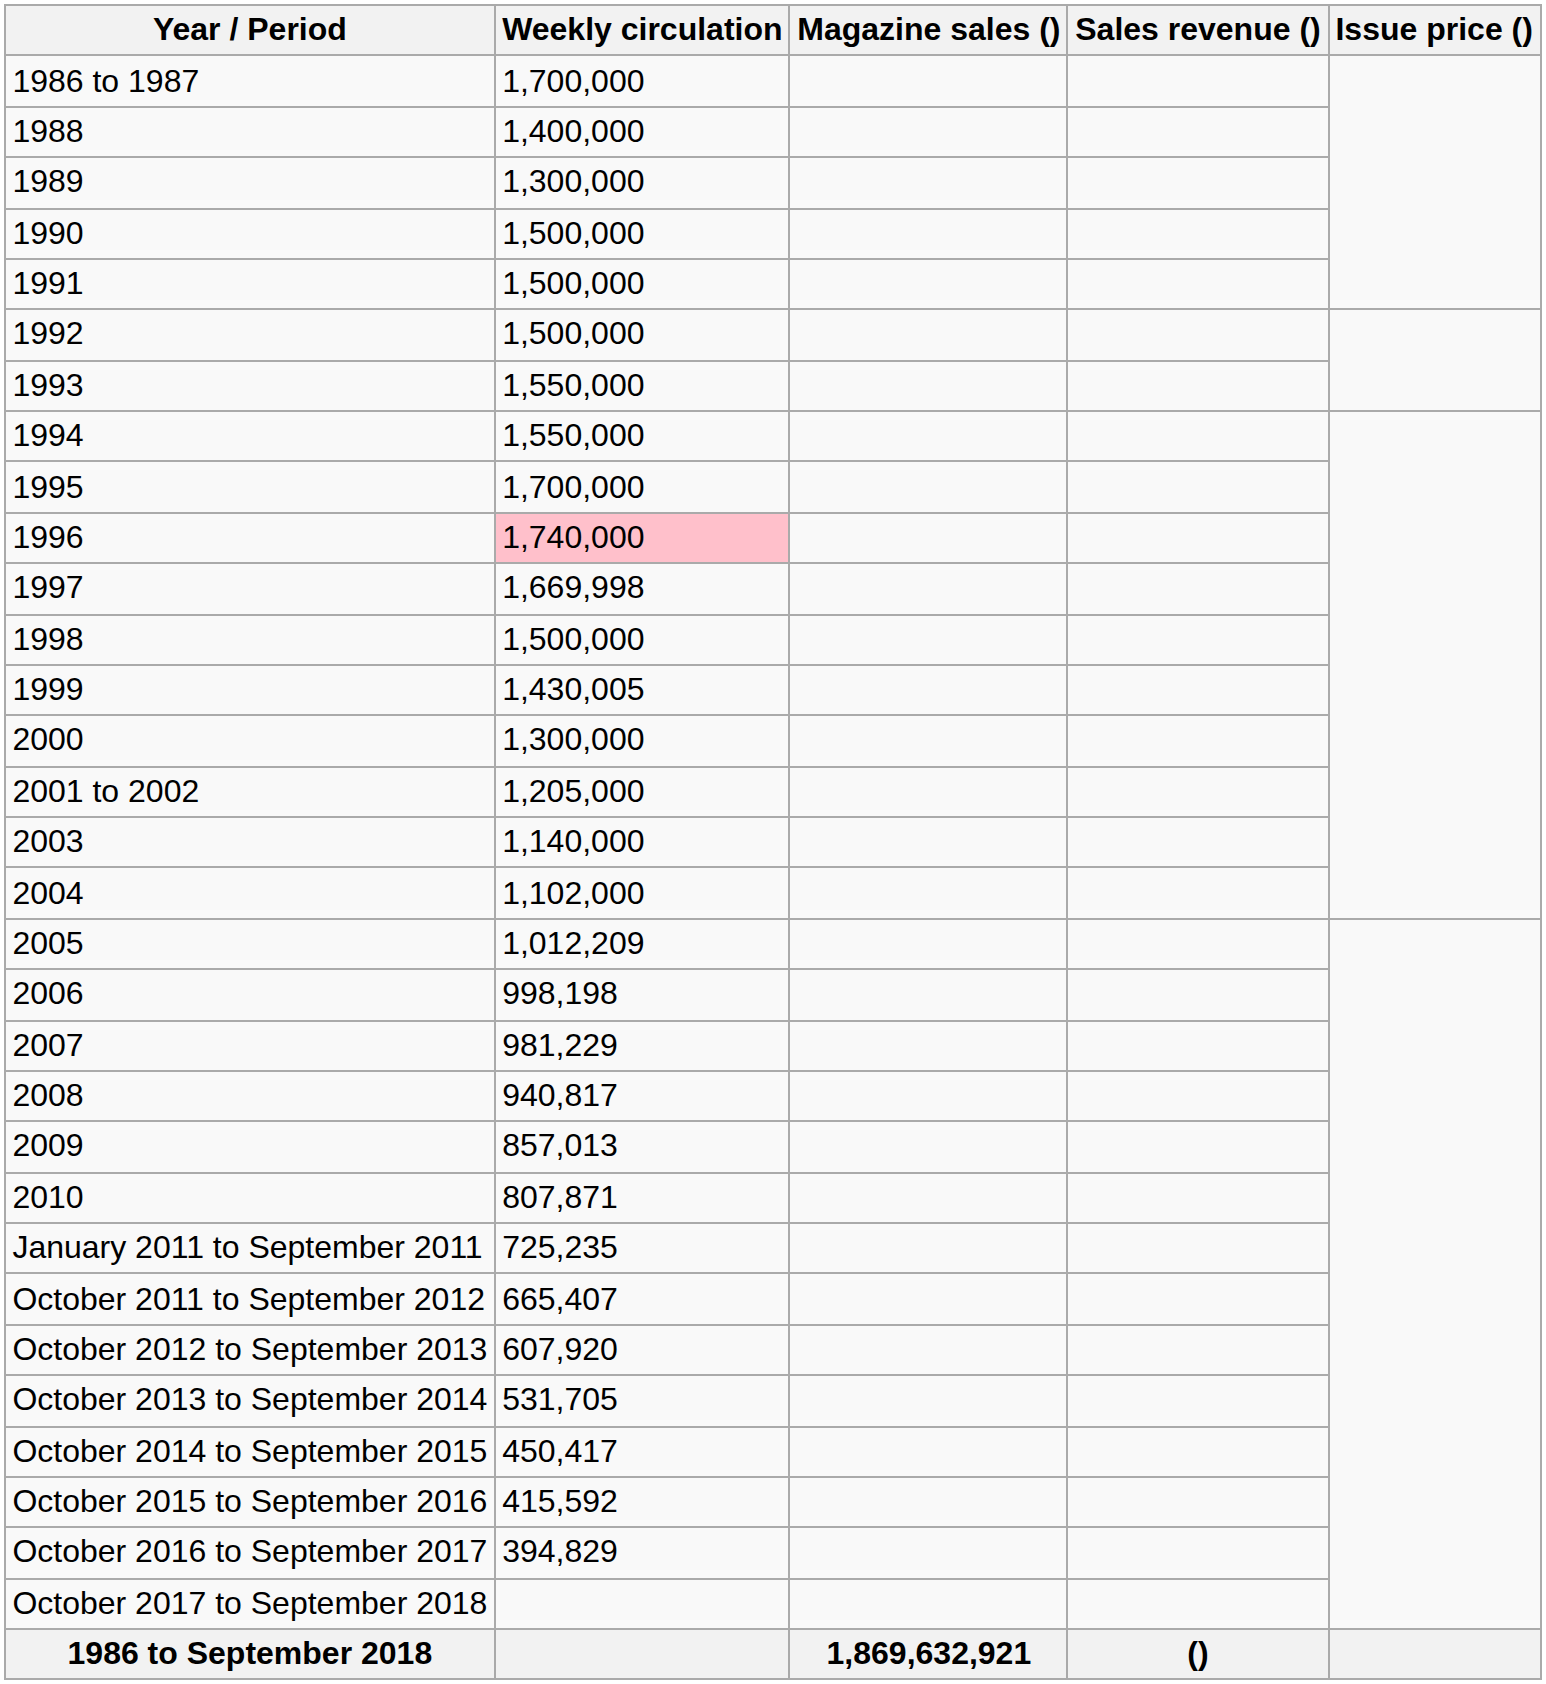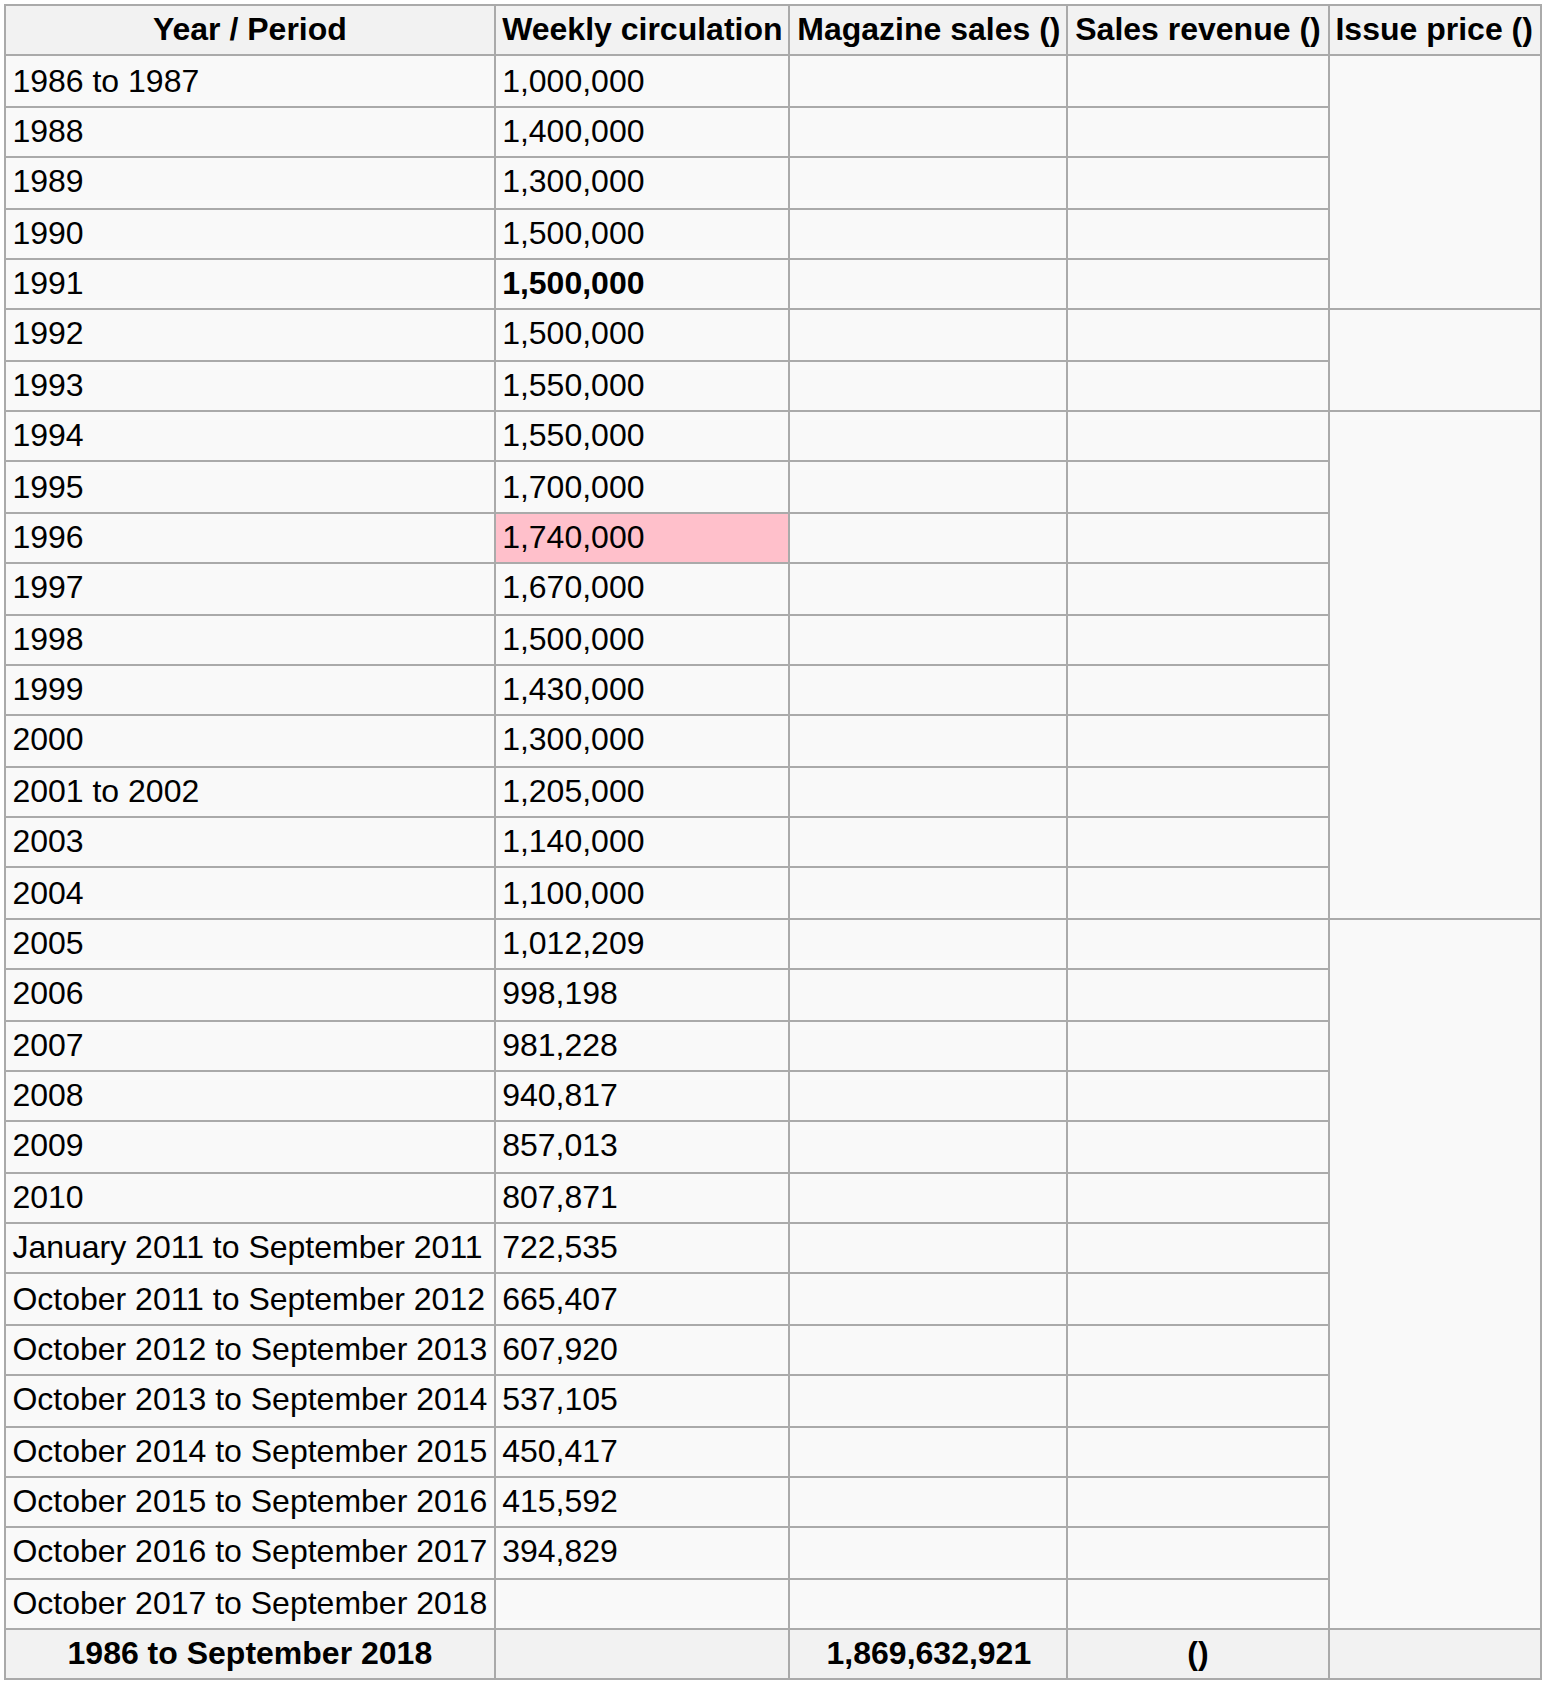(573, 80) 1,700,000 -> (573, 80) 1,000,000
(573, 283) normal -> (573, 283) bold
(573, 588) 1,669,998 -> (573, 588) 1,670,000
(573, 689) 1,430,005 -> (573, 689) 1,430,000
(573, 892) 1,102,000 -> (573, 892) 1,100,000
(560, 1044) 981,229 -> (560, 1044) 981,228
(560, 1247) 725,235 -> (560, 1247) 722,535
(560, 1400) 531,705 -> (560, 1400) 537,105
